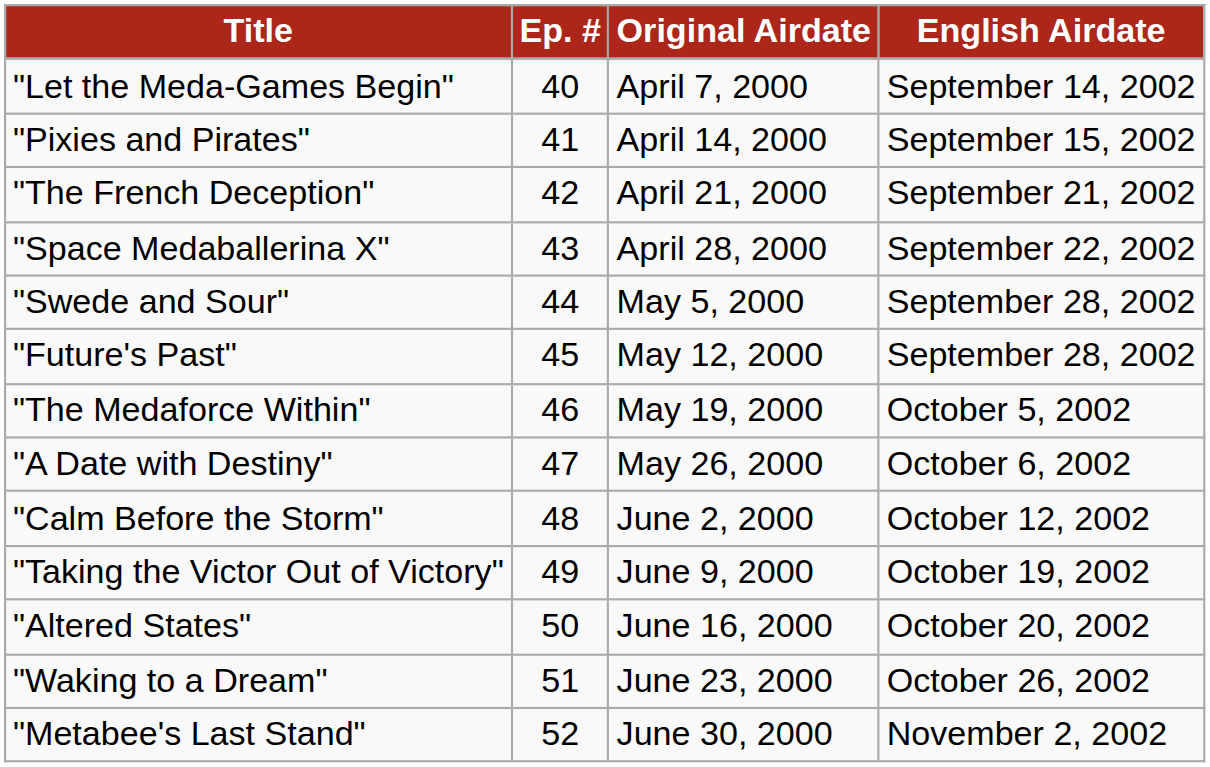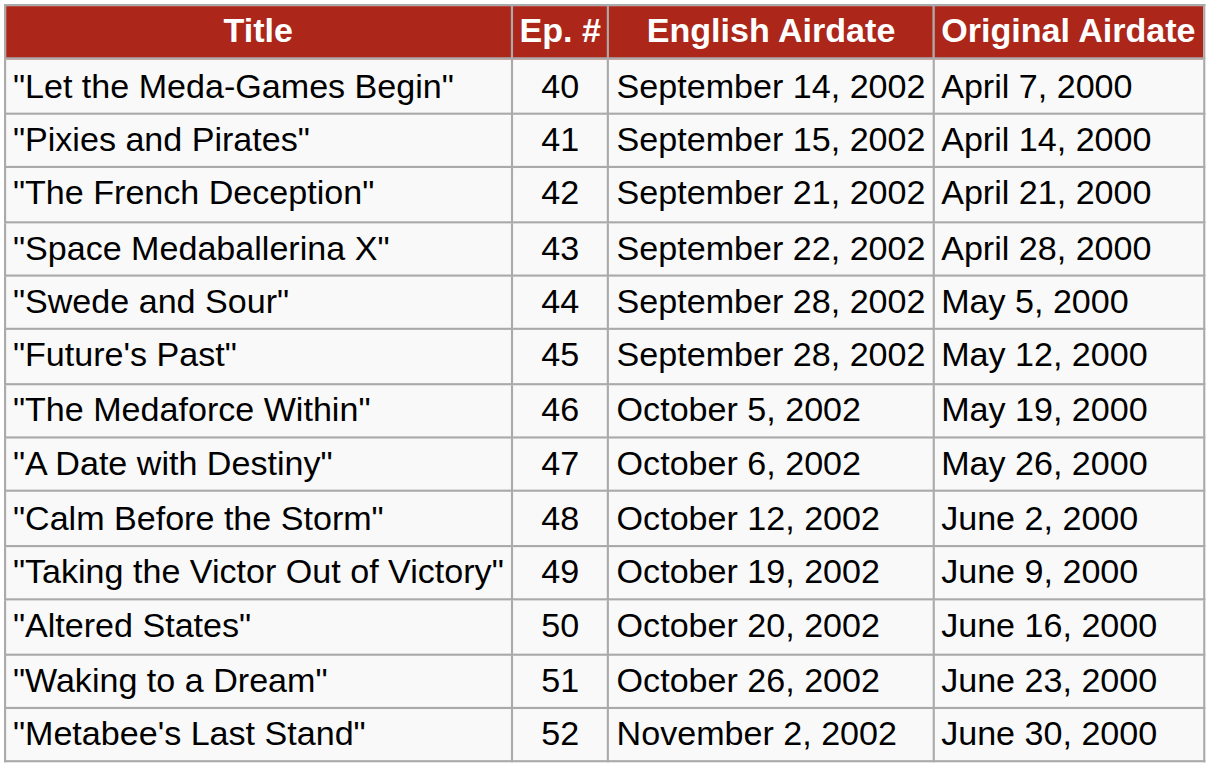columns swapped: (744, 31) <-> (1041, 31)
